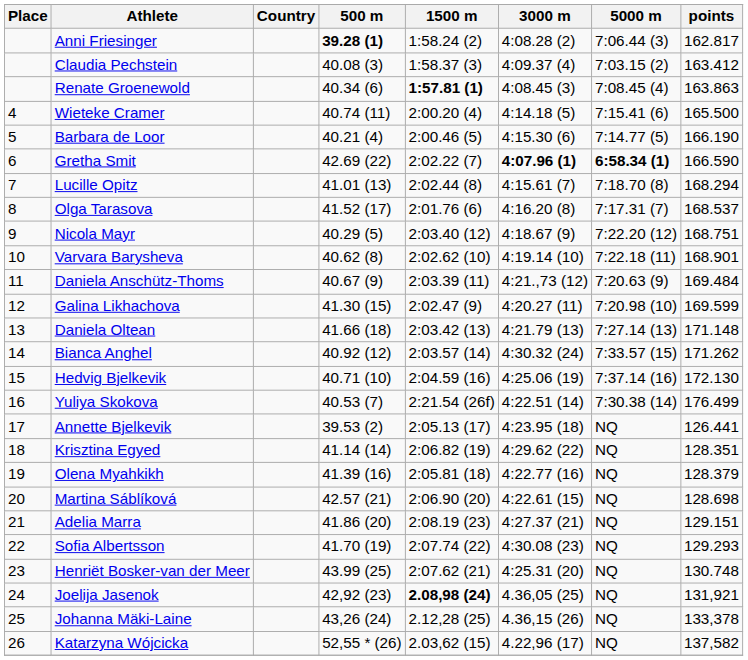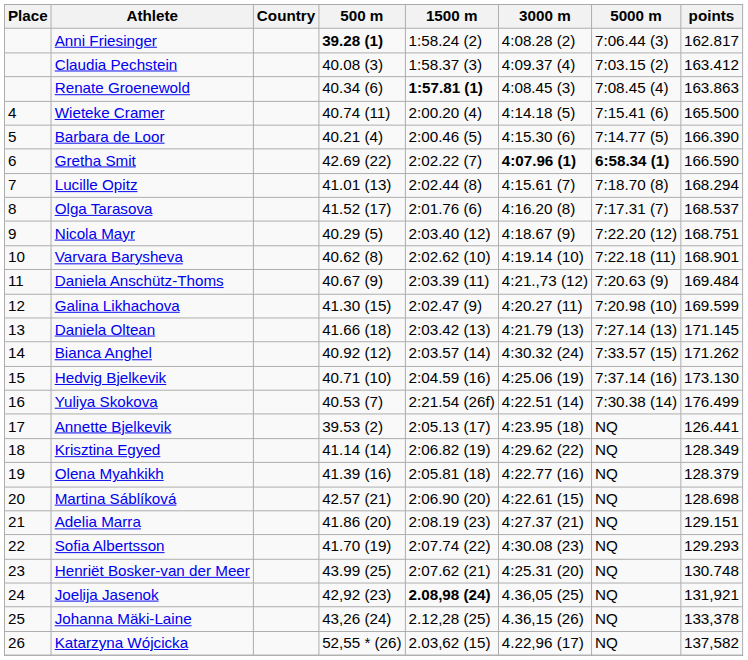(711, 137) 166.190 -> (711, 137) 166.390
(711, 329) 171.148 -> (711, 329) 171.145
(711, 378) 172.130 -> (711, 378) 173.130
(711, 450) 128.351 -> (711, 450) 128.349
